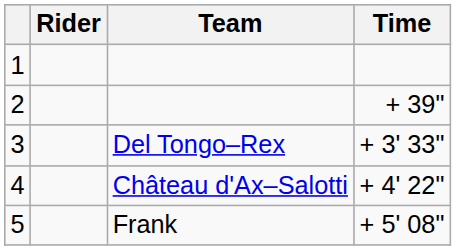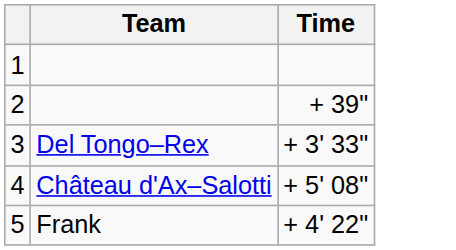- column: (69, 24)
(402, 184) + 4' 22" -> (326, 184) + 5' 08"
(402, 225) + 5' 08" -> (326, 225) + 4' 22"
